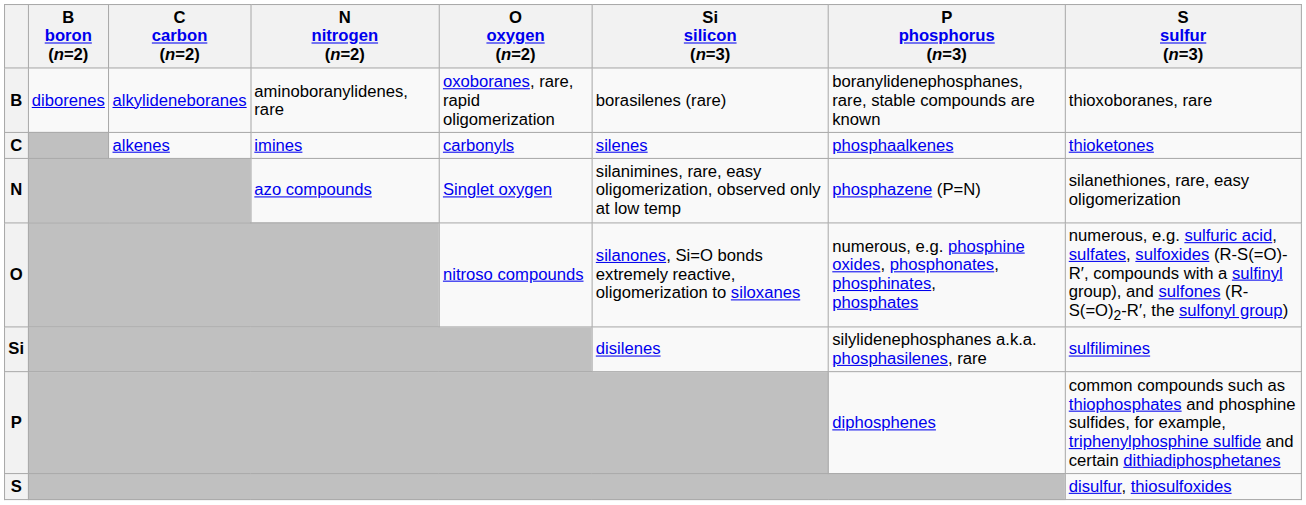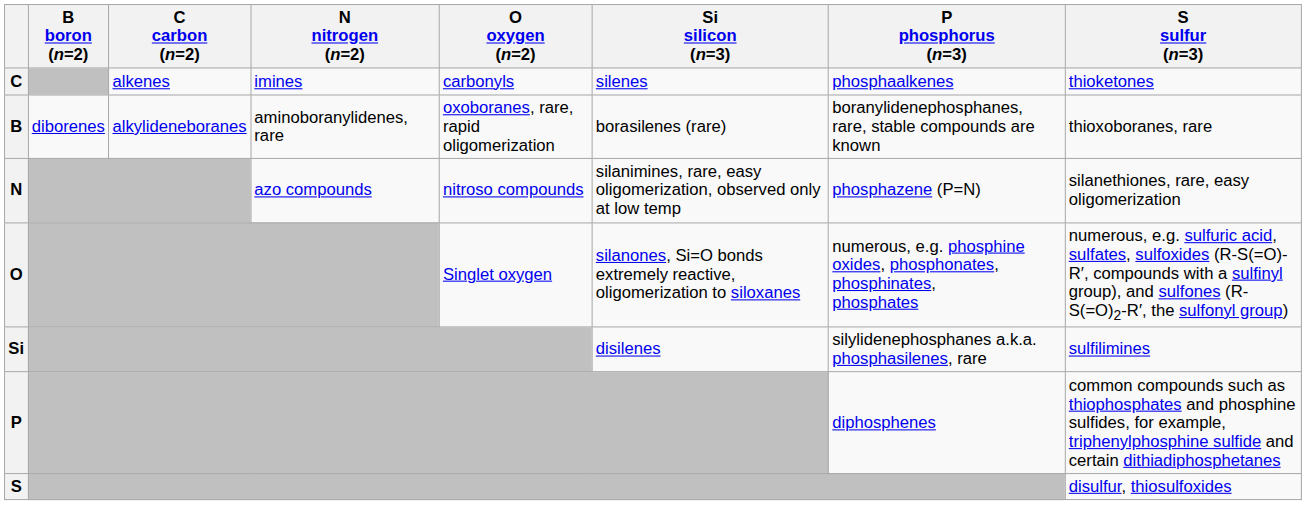rows swapped: (16, 100) <-> (16, 145)
(498, 190) Singlet oxygen -> (513, 190) nitroso compounds
(513, 274) nitroso compounds -> (498, 274) Singlet oxygen
